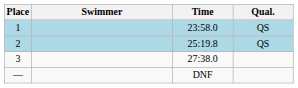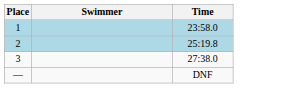- column: (263, 12)
